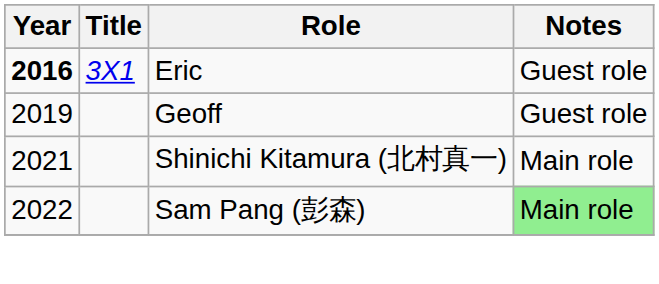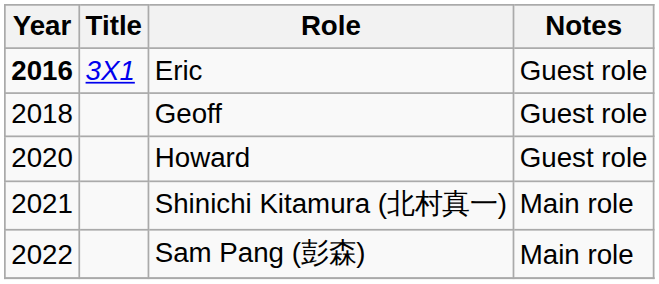(42, 114) 2019 -> (42, 114) 2018
+ row: (202, 158)
(577, 209) lightgreen background -> (577, 253) no background
